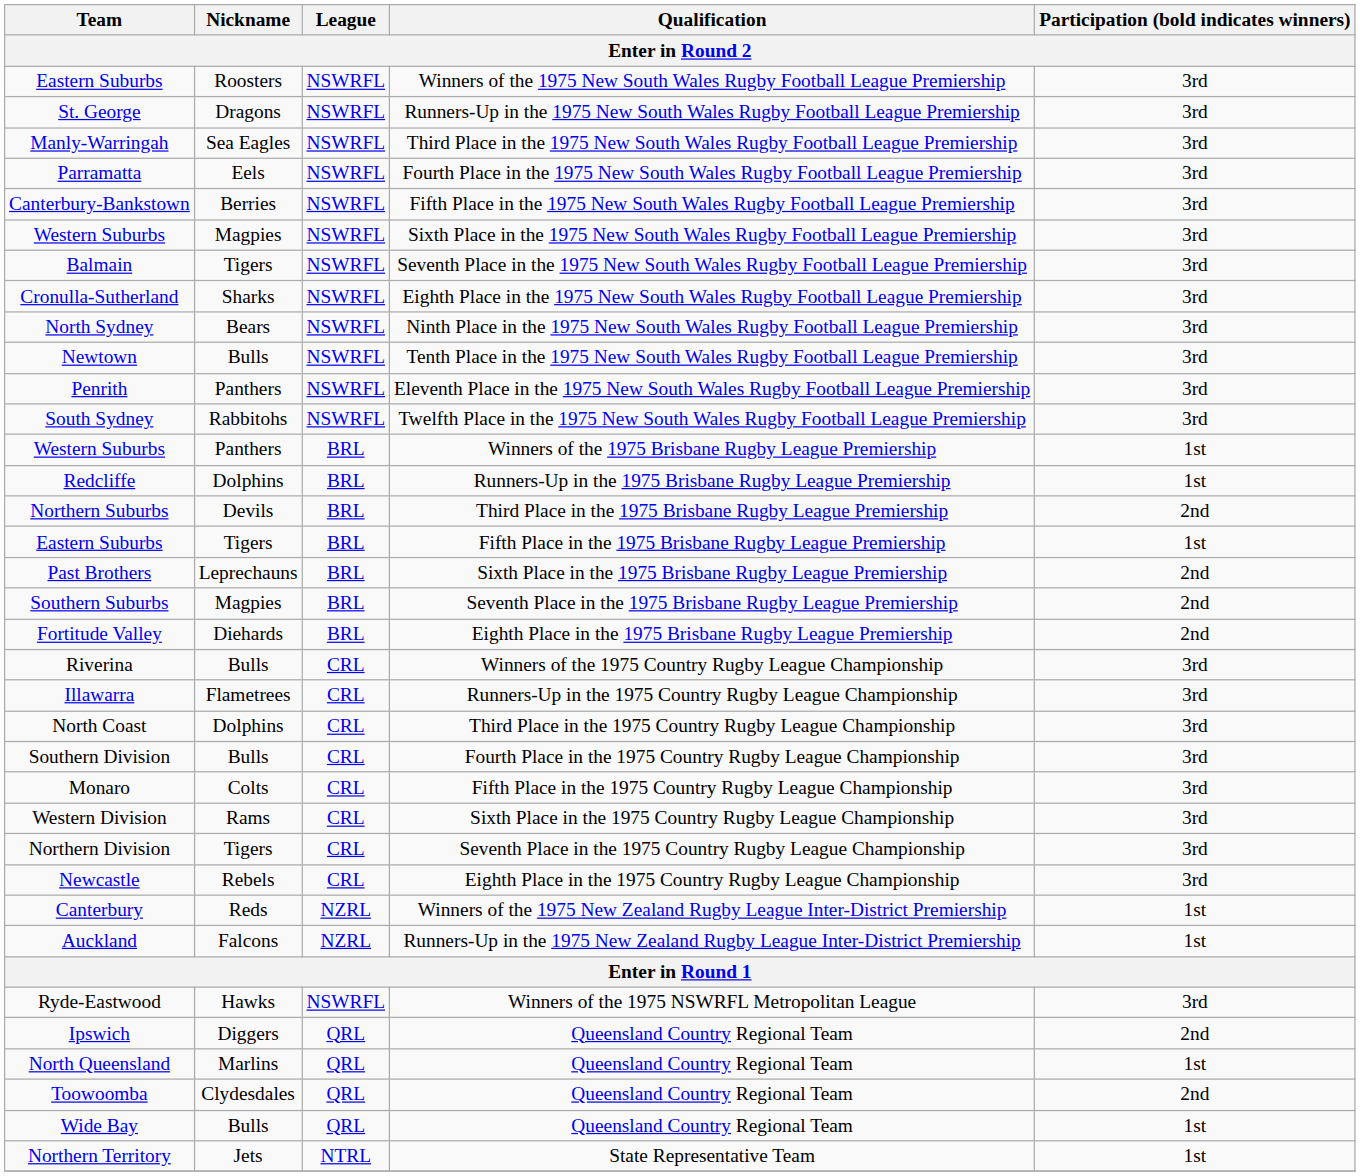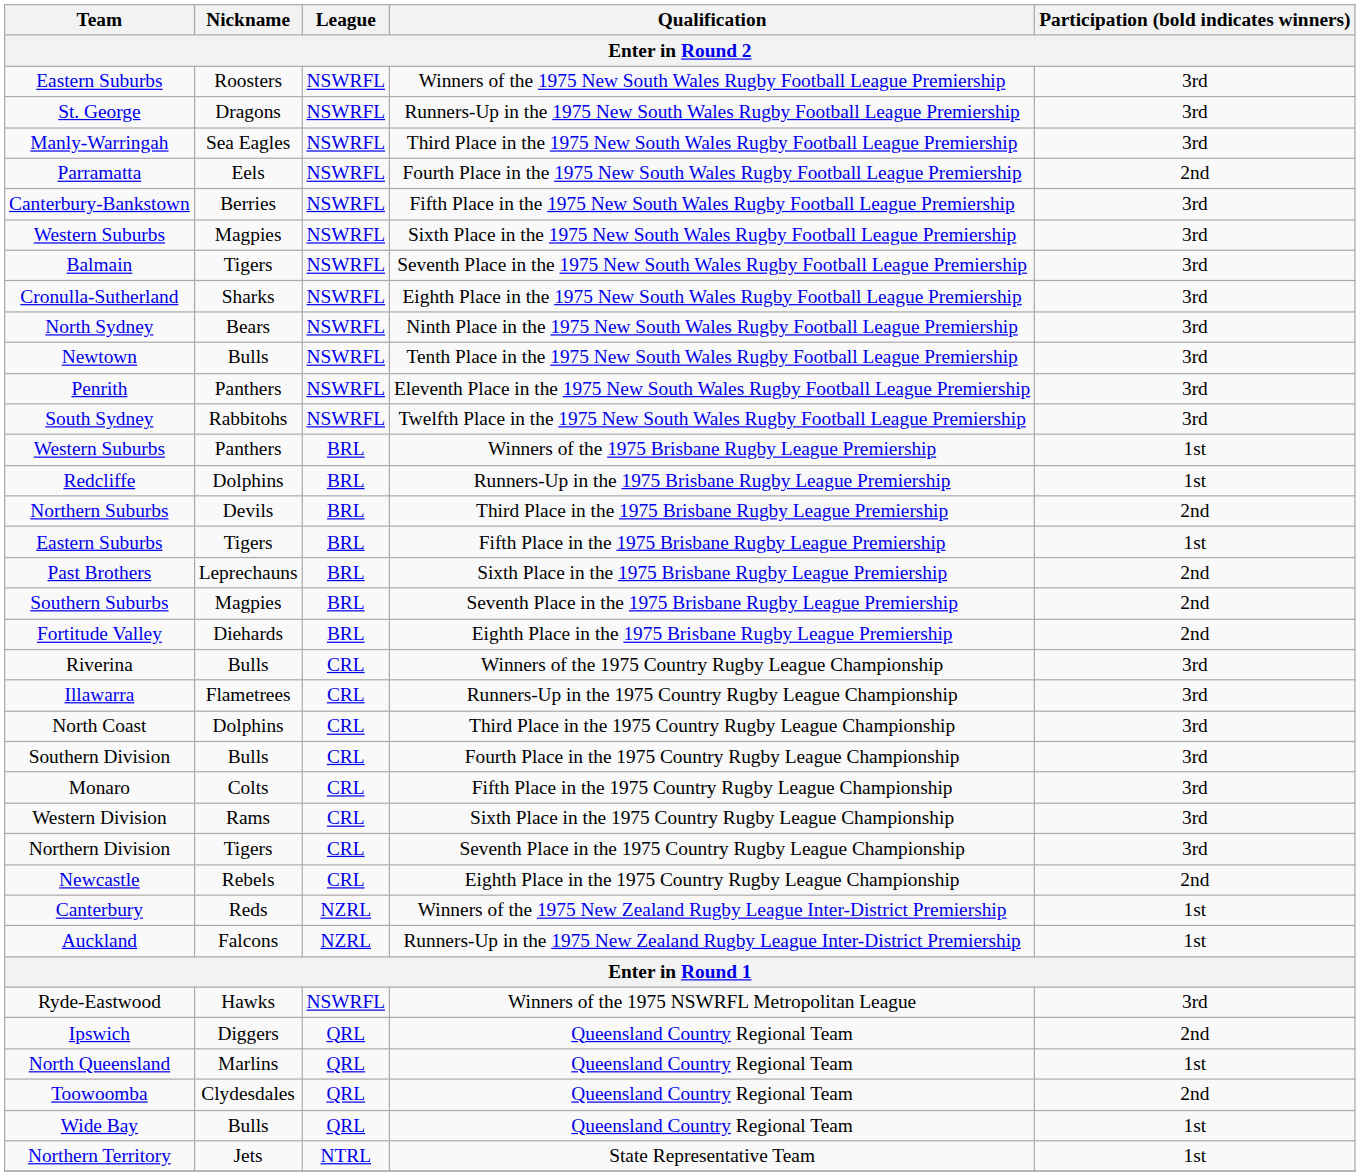(1195, 173) 3rd -> (1195, 173) 2nd
(1195, 879) 3rd -> (1195, 879) 2nd
